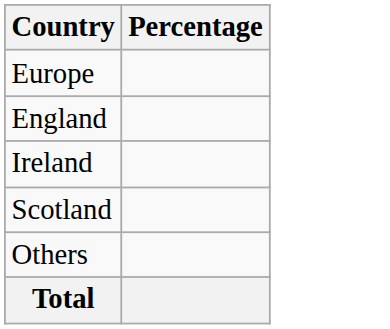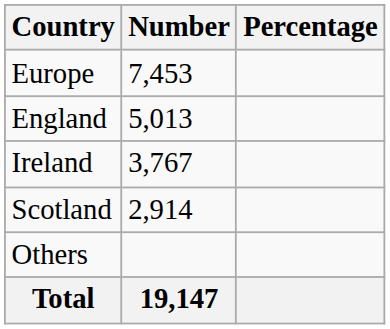+ column: (179, 27)
